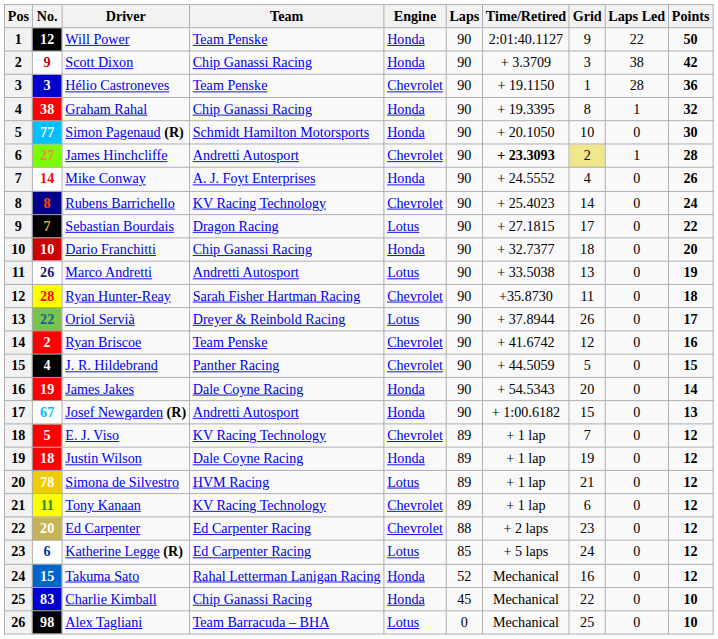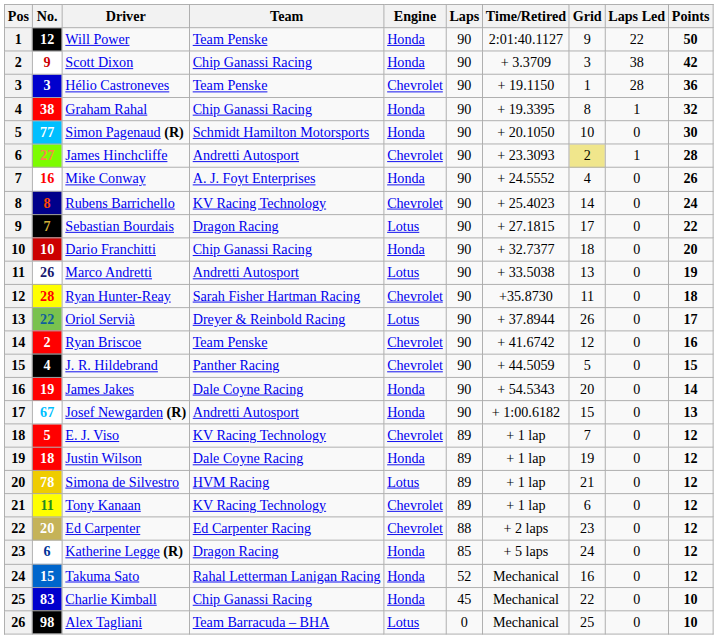(526, 156) bold -> (526, 156) normal
(47, 179) 14 -> (47, 179) 16
(252, 552) Ed Carpenter Racing -> (236, 552) Dragon Racing
(403, 552) Lotus -> (406, 552) Honda
